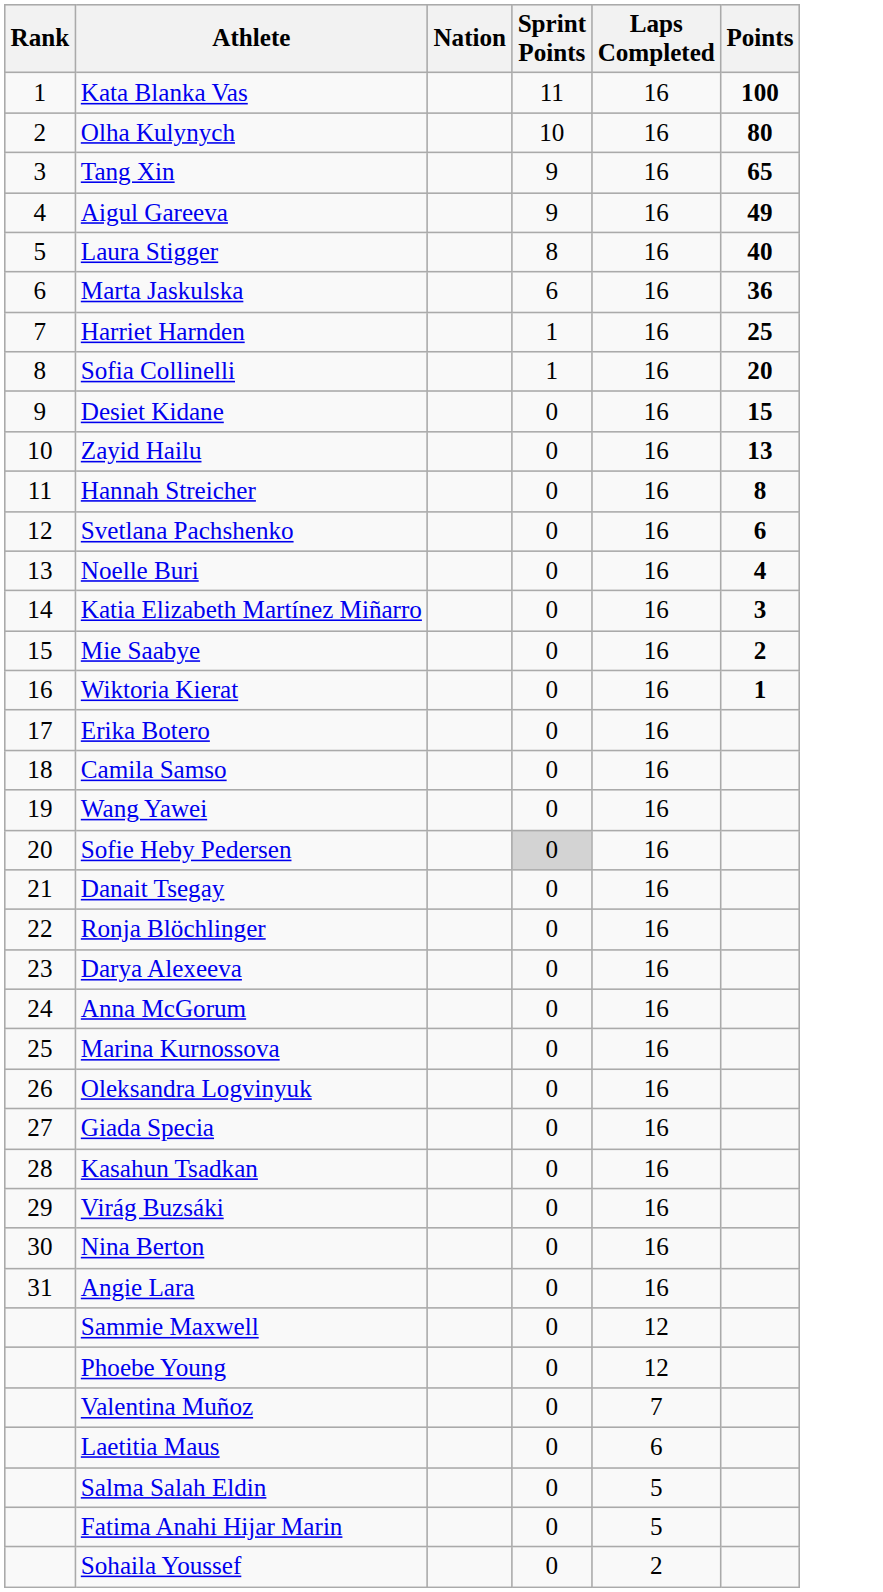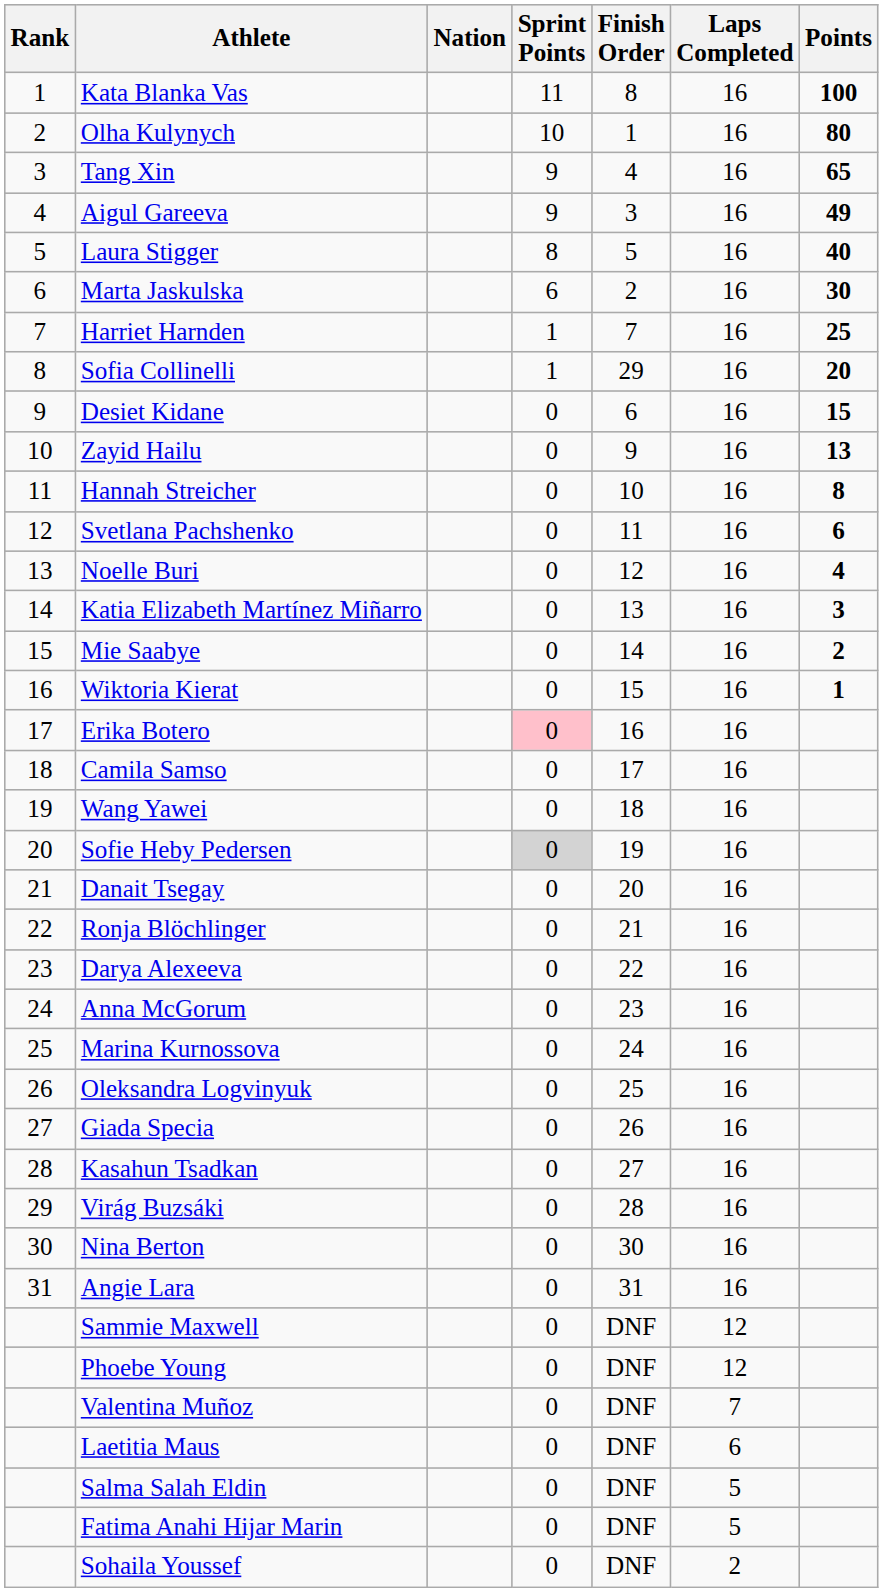+ column: (631, 38)
(760, 291) 36 -> (839, 291) 30
(552, 729) no background -> (552, 729) pink background
